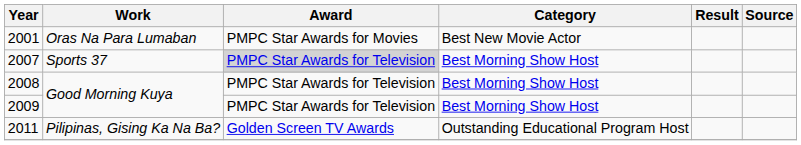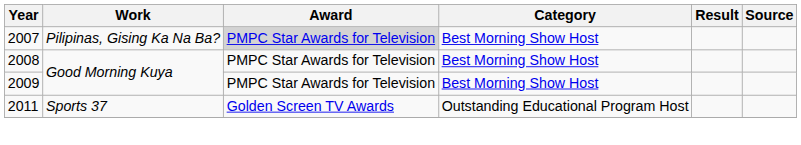- row: (24, 38)
(76, 60) Sports 37 -> (133, 38) Pilipinas, Gising Ka Na Ba?
(133, 128) Pilipinas, Gising Ka Na Ba? -> (76, 106) Sports 37
